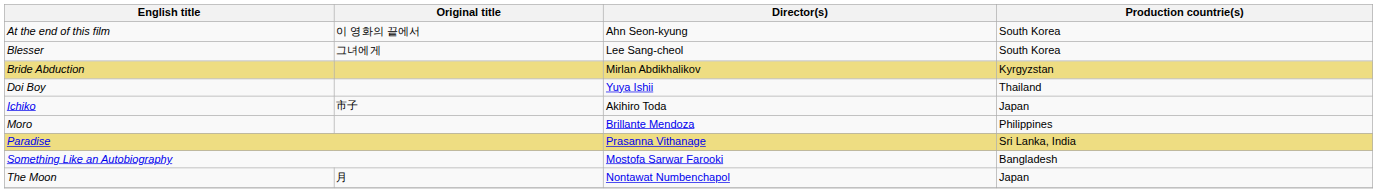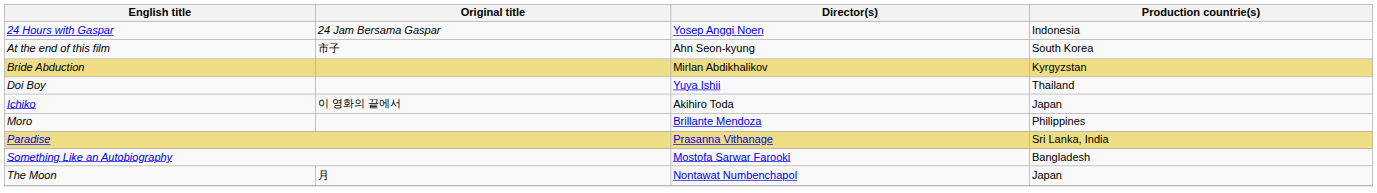+ row: (60, 30)
(378, 31) 이 영화의 끝에서 -> (329, 48) 市子
- row: (25, 51)
(347, 105) 市子 -> (360, 103) 이 영화의 끝에서
